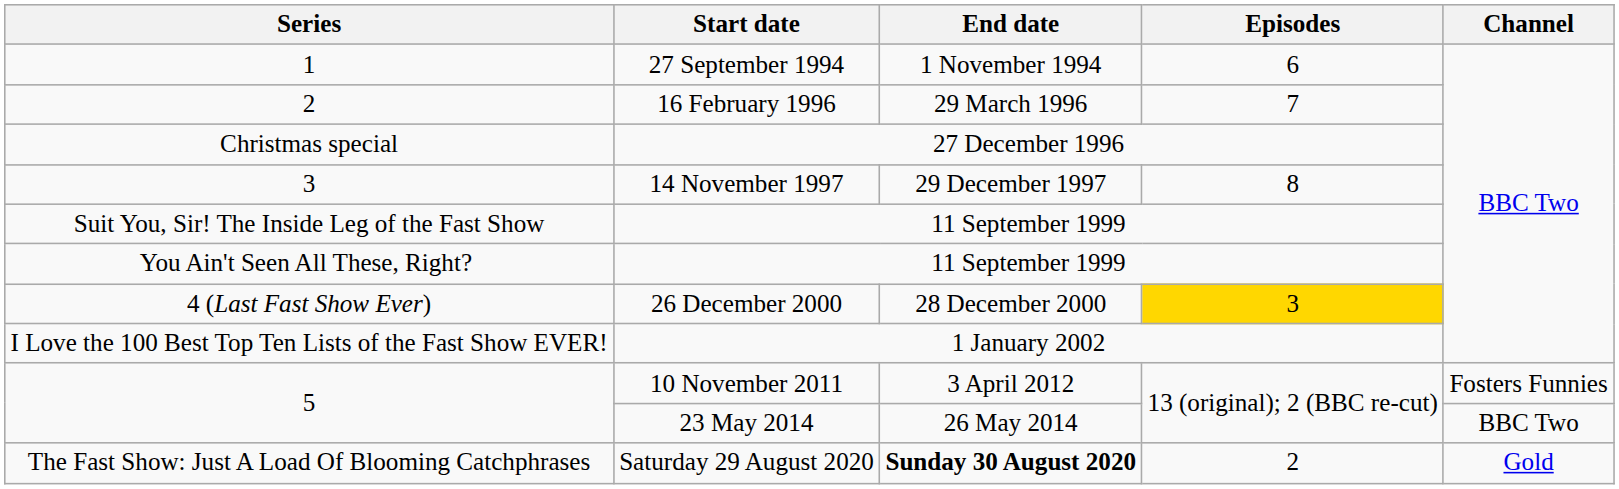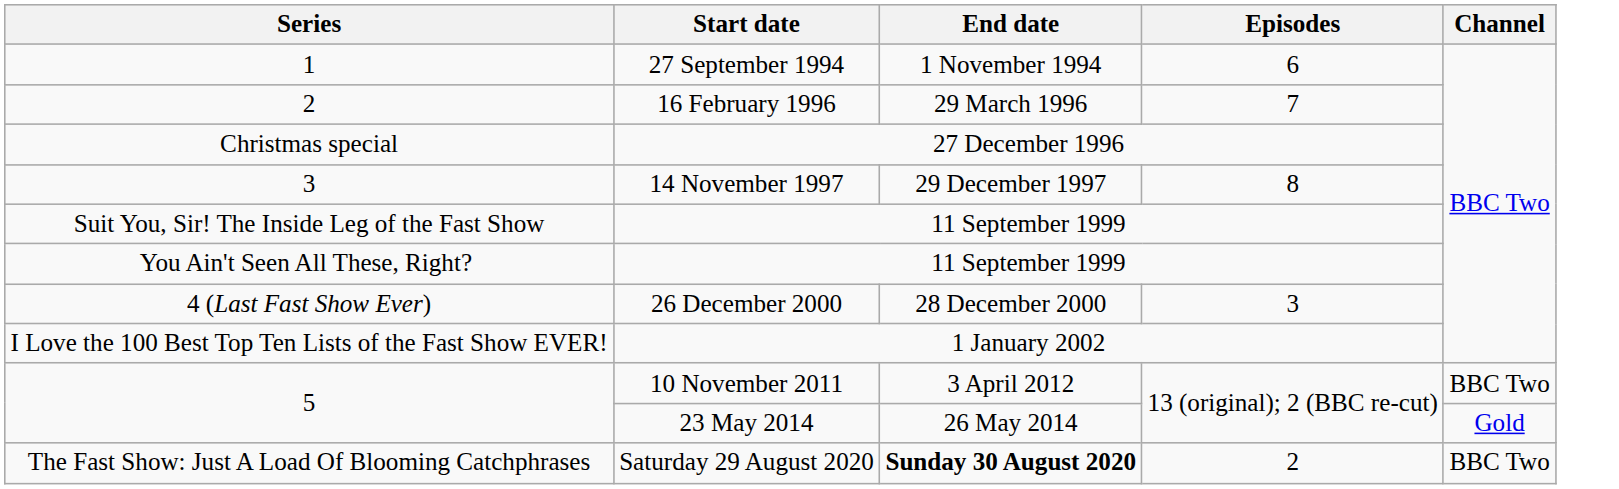(1293, 303) gold background -> (1293, 303) no background
(1529, 382) Fosters Funnies -> (1500, 382) BBC Two
(1529, 422) BBC Two -> (1500, 422) Gold
(1529, 462) Gold -> (1500, 462) BBC Two
